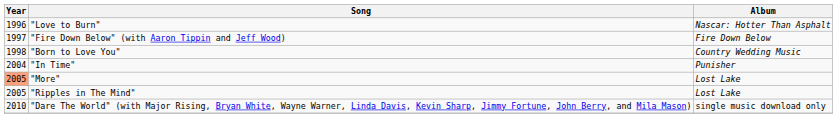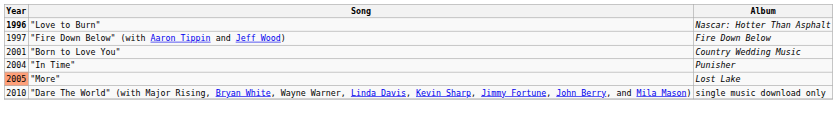(16, 25) normal -> (16, 25) bold
(16, 52) 1998 -> (16, 52) 2001
- row: (83, 92)
